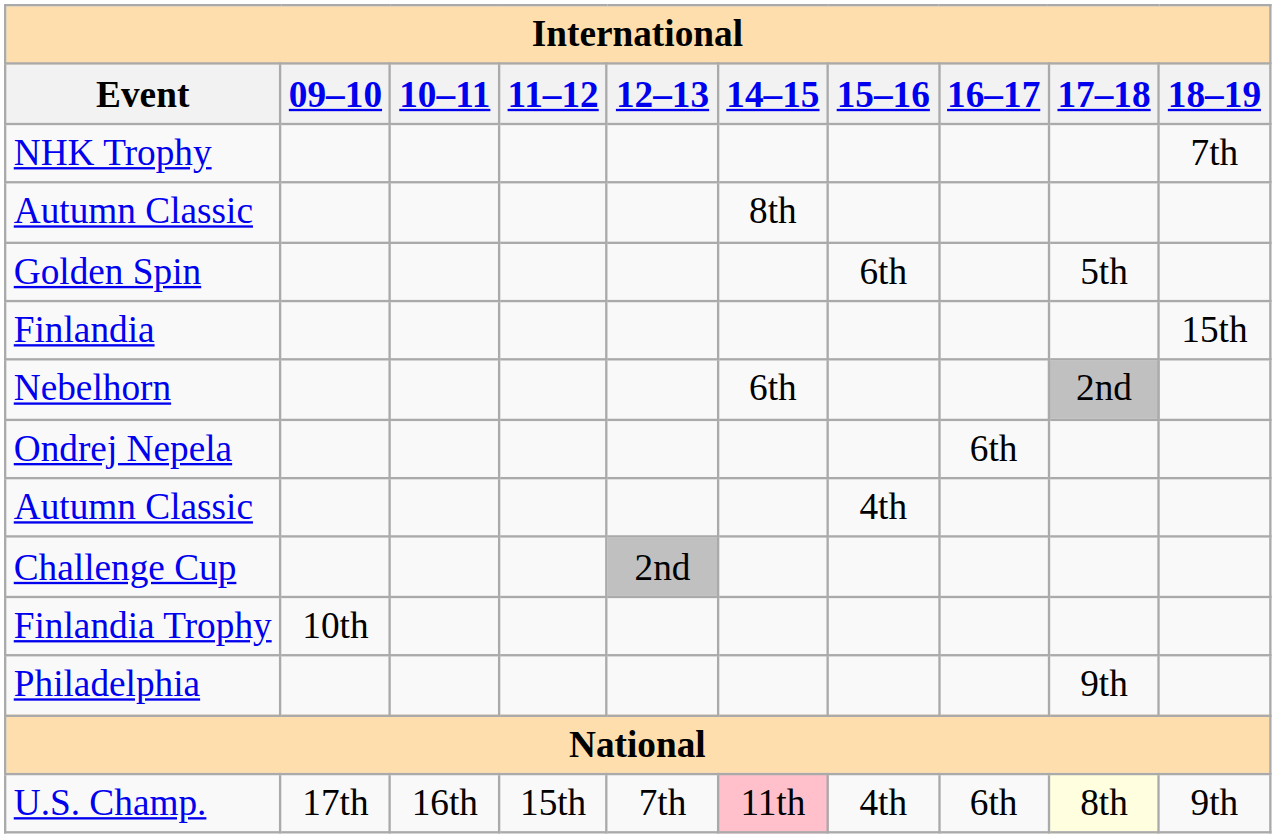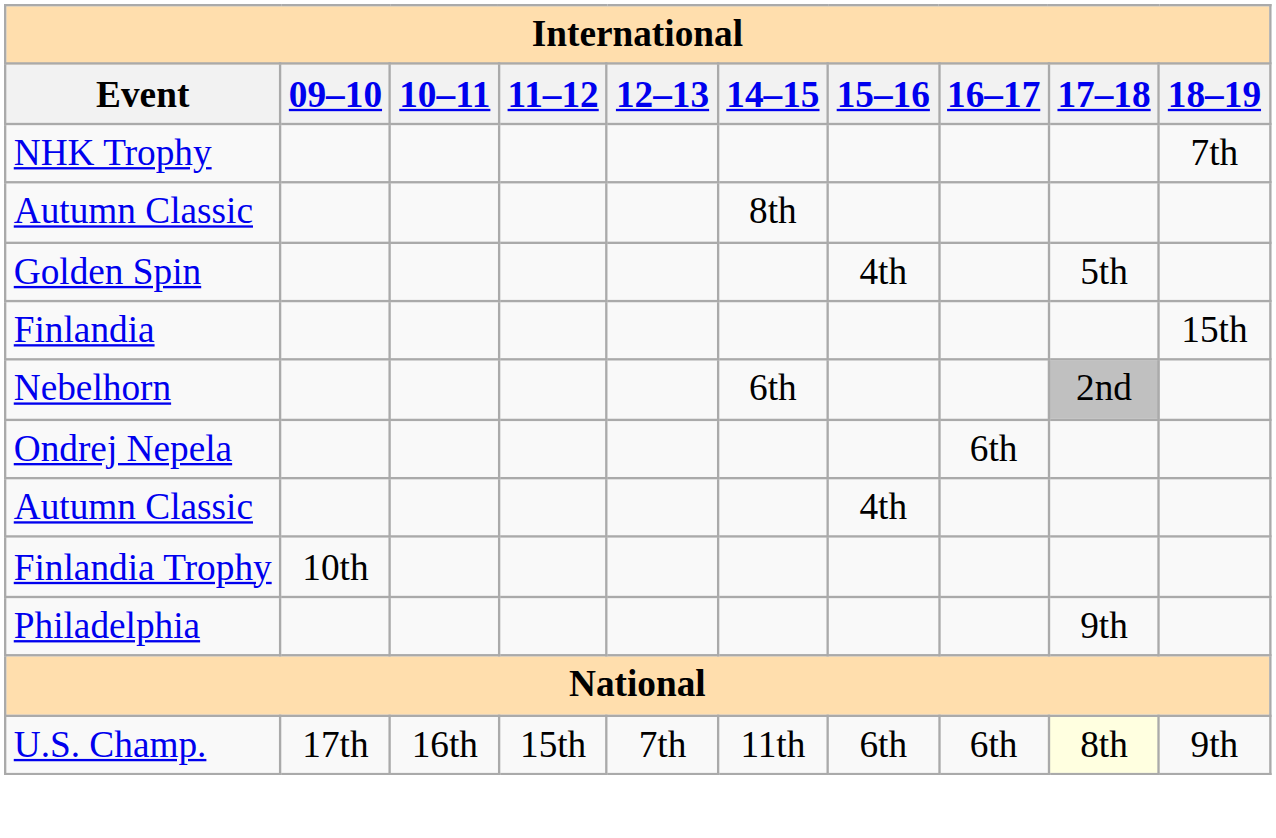(883, 270) 6th -> (883, 270) 4th
- row: (125, 566)
(773, 802) pink background -> (773, 743) no background
(883, 802) 4th -> (883, 743) 6th
